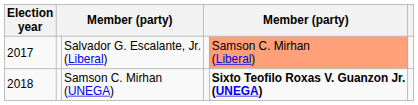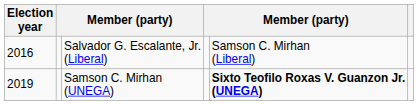(20, 52) 2017 -> (20, 52) 2016
(261, 52) lightsalmon background -> (261, 52) no background
(20, 84) 2018 -> (20, 84) 2019
